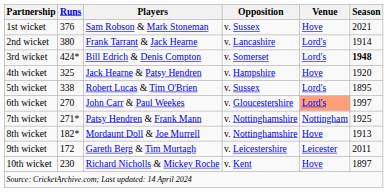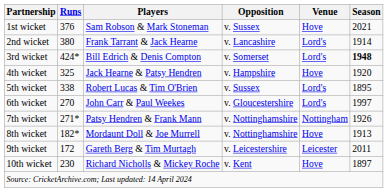(314, 103) lightsalmon background -> (314, 103) no background
(362, 118) 1925 -> (362, 118) 1926
